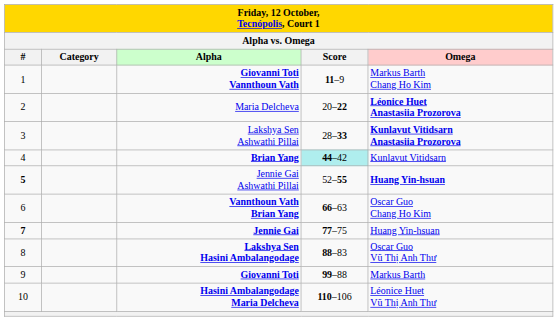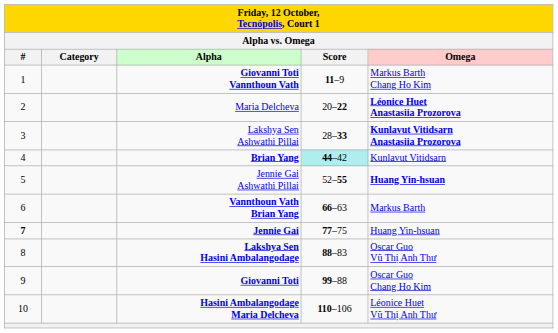(23, 180) bold -> (23, 180) normal
(401, 208) Oscar Guo Chang Ho Kim -> (398, 208) Markus Barth
(398, 275) Markus Barth -> (401, 281) Oscar Guo Chang Ho Kim
